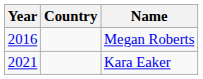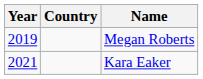(23, 39) 2016 -> (23, 39) 2019
